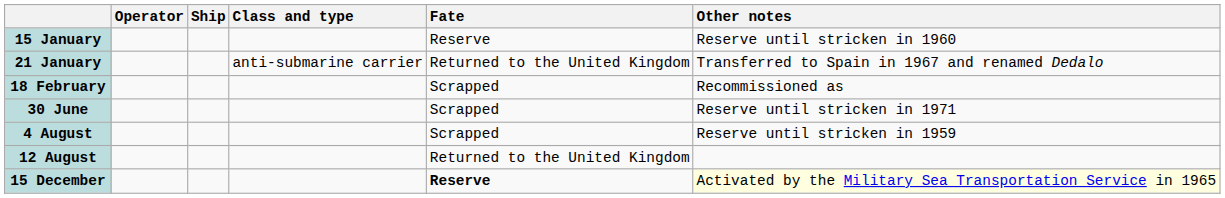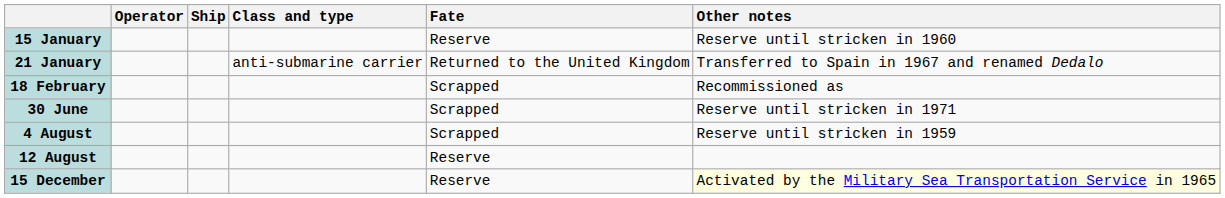(560, 157) Returned to the United Kingdom -> (460, 157) Reserve
(460, 181) bold -> (460, 181) normal
